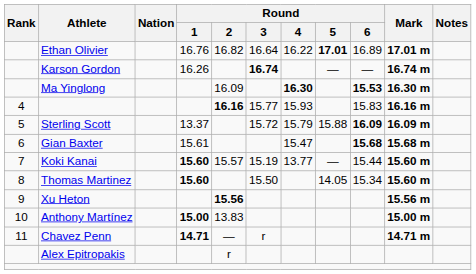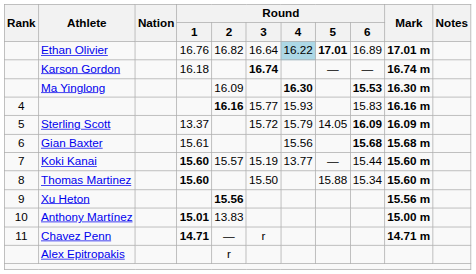(298, 50) no background -> (298, 50) lightblue background
(194, 69) 16.26 -> (194, 69) 16.18
(333, 124) 15.88 -> (333, 124) 14.05
(298, 143) 15.47 -> (298, 143) 15.56
(333, 180) 14.05 -> (333, 180) 15.88
(194, 217) 15.00 -> (194, 217) 15.01
